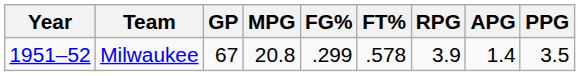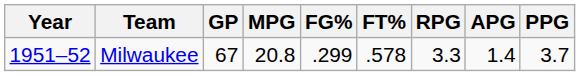(446, 54) 3.9 -> (446, 54) 3.3
(555, 54) 3.5 -> (555, 54) 3.7
